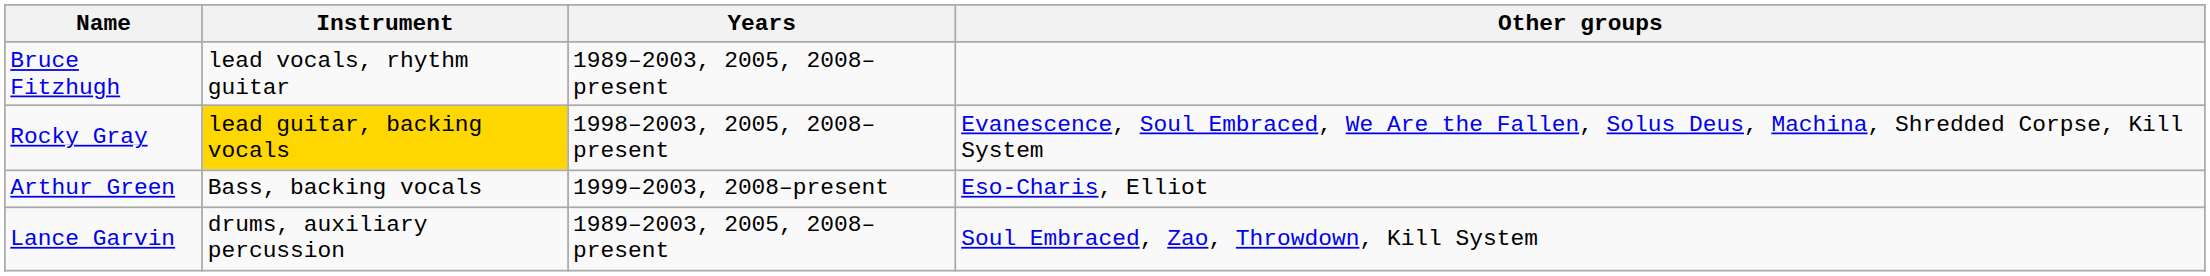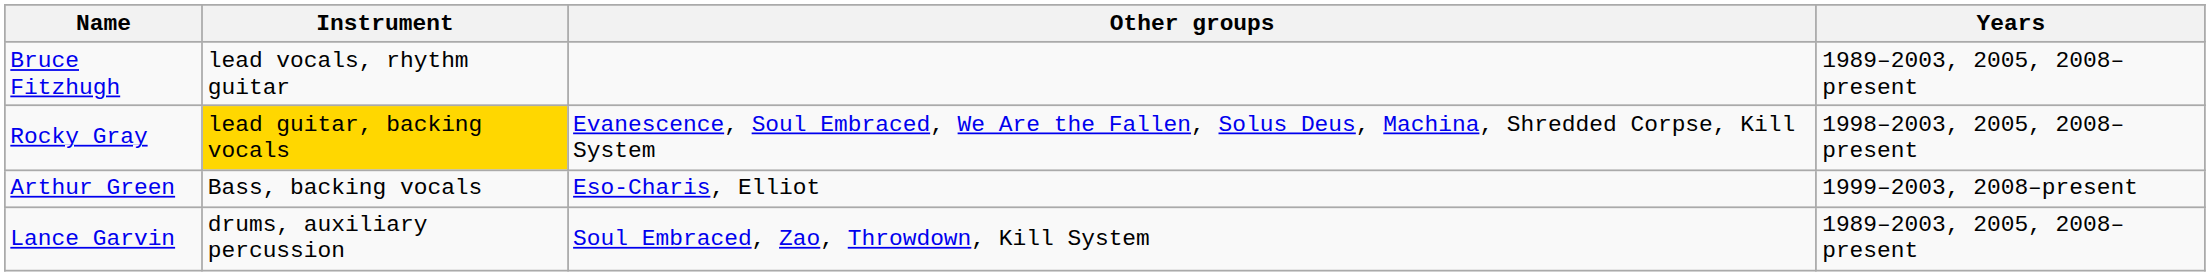columns swapped: (762, 24) <-> (1580, 24)
